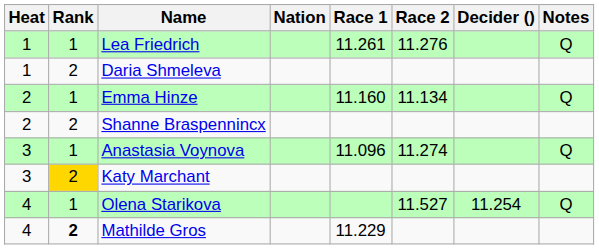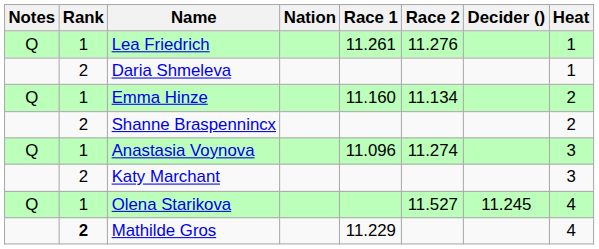columns swapped: (27, 17) <-> (566, 17)
(73, 177) gold background -> (83, 177) no background
(496, 204) 11.254 -> (506, 204) 11.245
